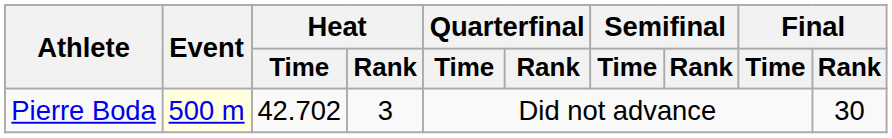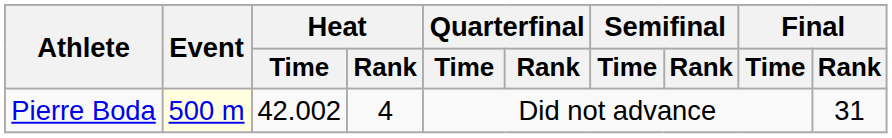(299, 111) 42.702 -> (299, 111) 42.002
(385, 111) 3 -> (385, 111) 4
(849, 111) 30 -> (849, 111) 31
